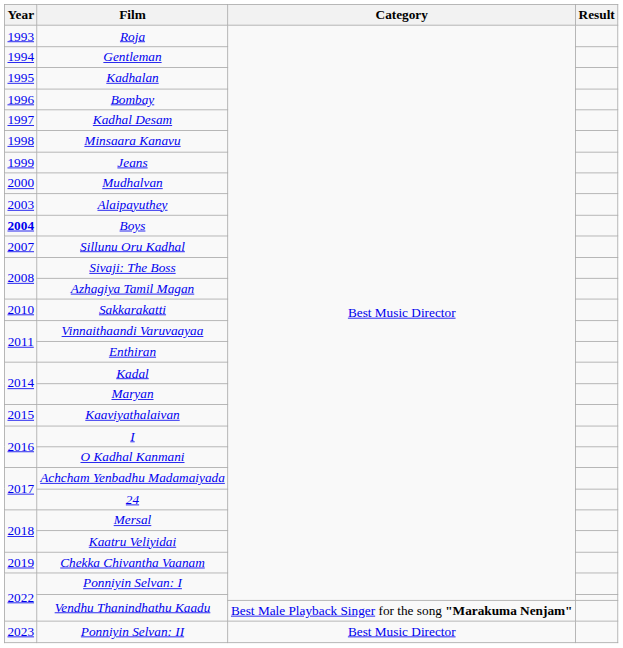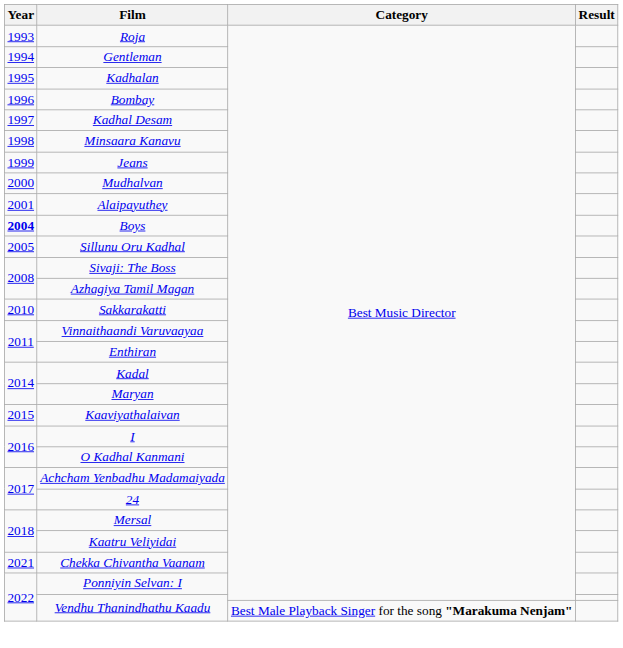(21, 204) 2003 -> (21, 204) 2001
(21, 246) 2007 -> (21, 246) 2005
(21, 562) 2019 -> (21, 562) 2021
- row: (132, 631)
